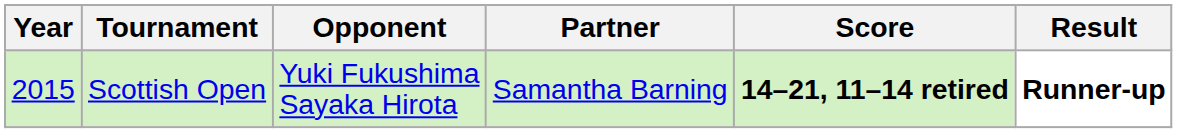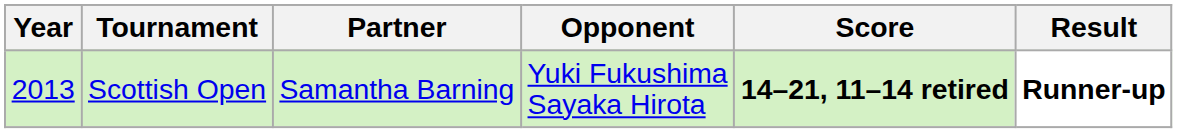columns swapped: (610, 28) <-> (379, 28)
(43, 88) 2015 -> (43, 88) 2013
